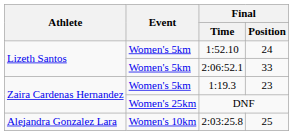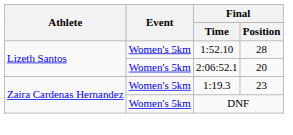(267, 50) 24 -> (262, 50) 28
(267, 68) 33 -> (262, 68) 20
(162, 104) Women's 25km -> (160, 104) Women's 5km
- row: (222, 122)
